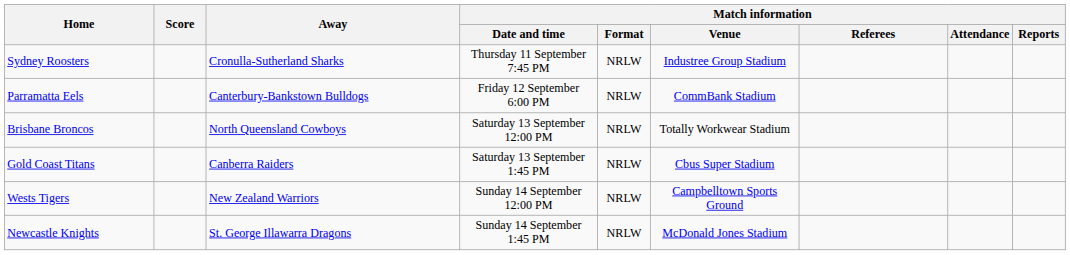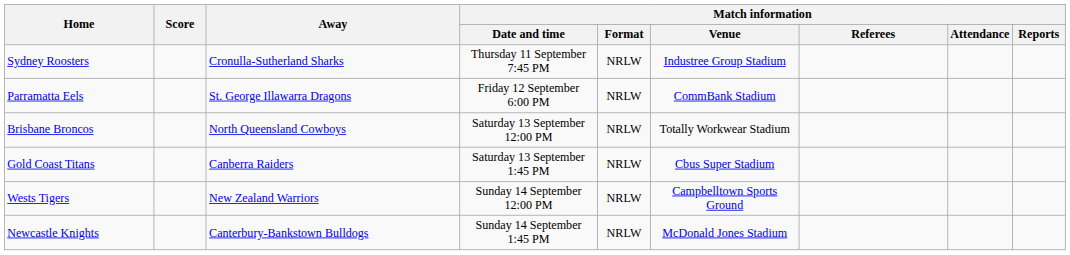(289, 96) Canterbury-Bankstown Bulldogs -> (280, 96) St. George Illawarra Dragons
(280, 233) St. George Illawarra Dragons -> (289, 233) Canterbury-Bankstown Bulldogs
